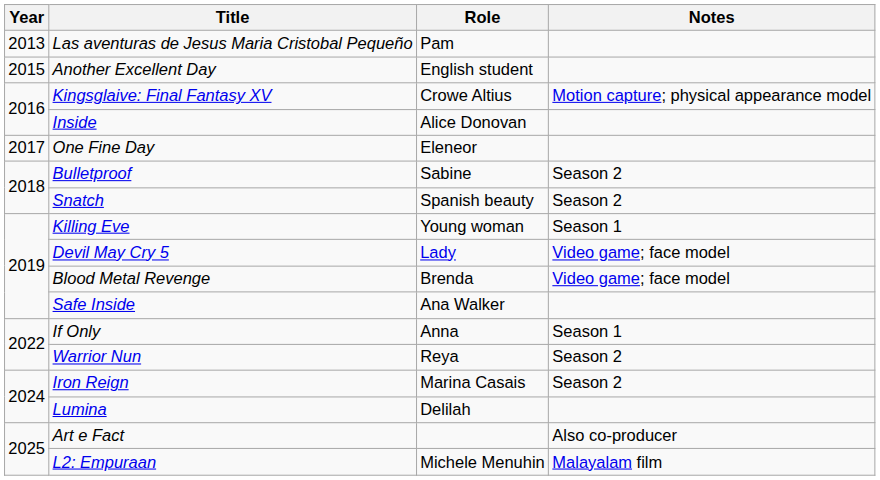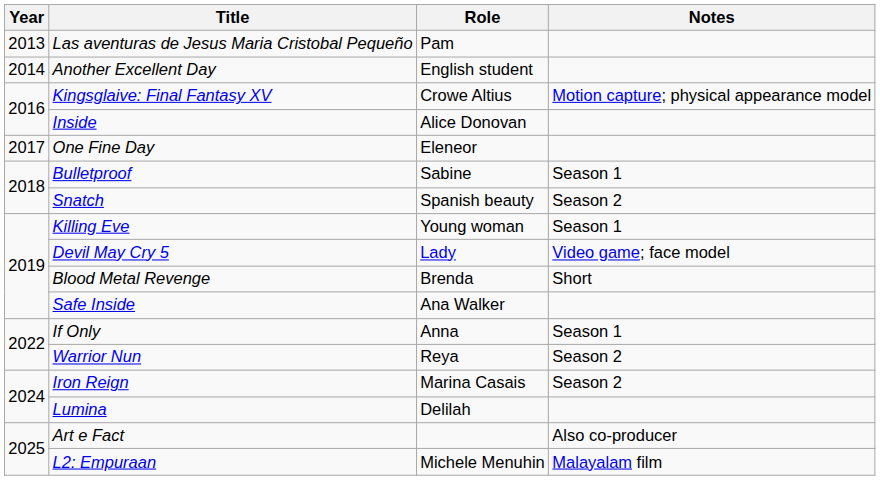(27, 69) 2015 -> (27, 69) 2014
(587, 174) Season 2 -> (587, 174) Season 1
(641, 278) Video game; face model -> (572, 278) Short
